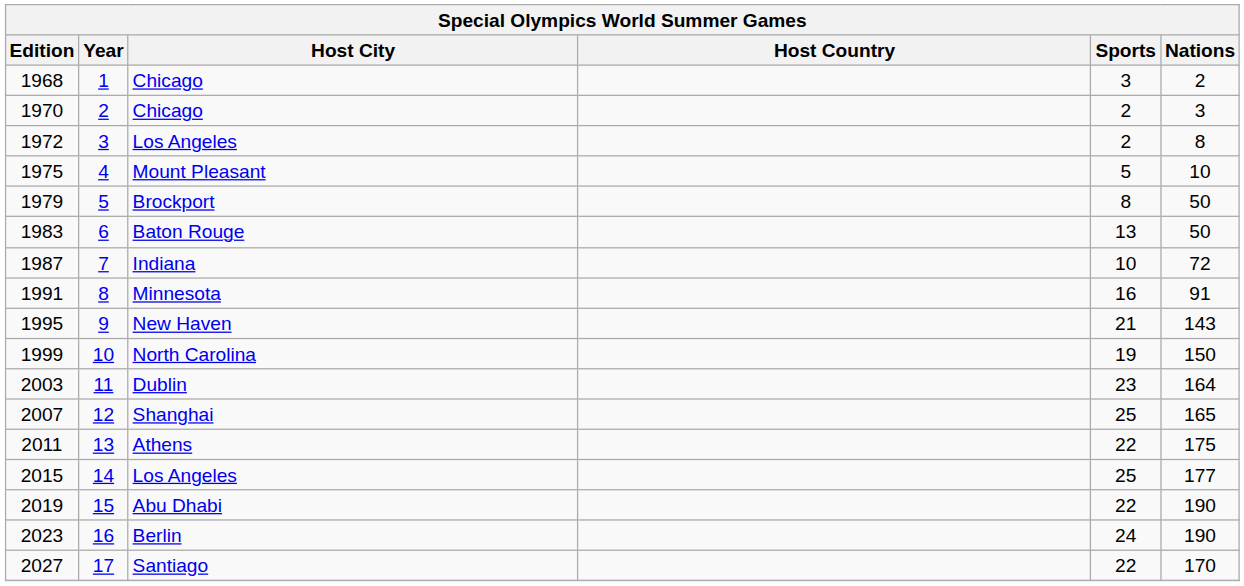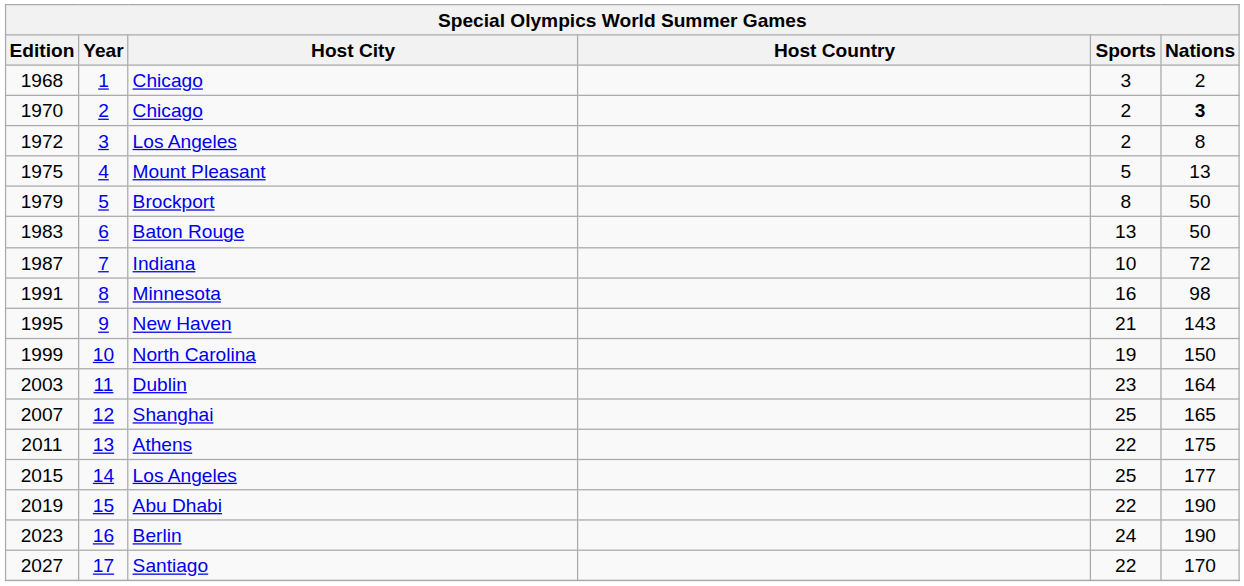(1200, 111) normal -> (1200, 111) bold
(1200, 172) 10 -> (1200, 172) 13
(1200, 293) 91 -> (1200, 293) 98
